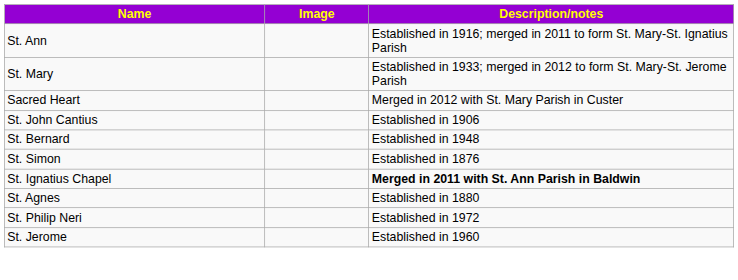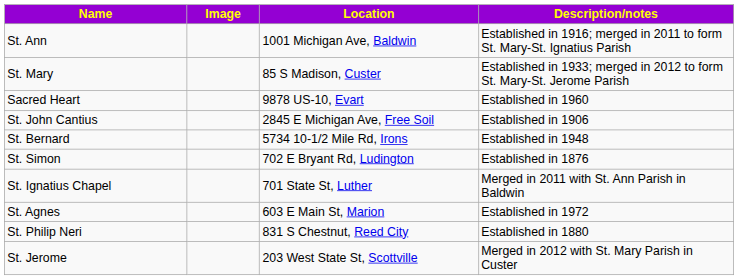+ column: (369, 14)
(497, 100) Merged in 2012 with St. Mary Parish in Custer -> (535, 100) Established in 1960
(506, 178) bold -> (583, 185) normal
(426, 198) Established in 1880 -> (535, 212) Established in 1972
(426, 217) Established in 1972 -> (535, 231) Established in 1880
(426, 237) Established in 1960 -> (587, 258) Merged in 2012 with St. Mary Parish in Custer
